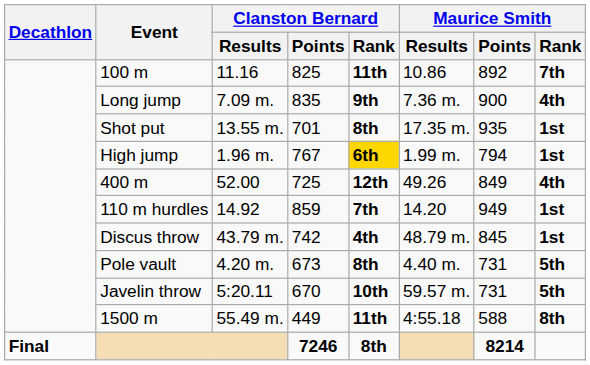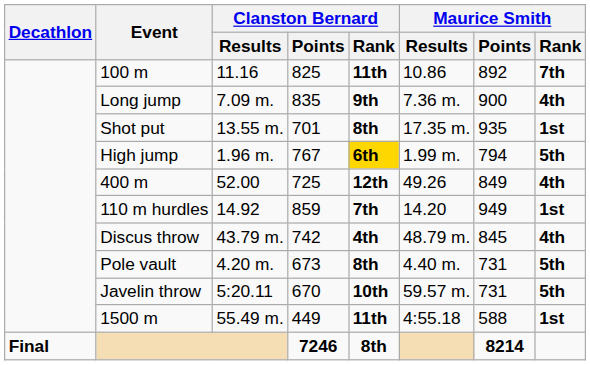(552, 155) 1st -> (552, 155) 5th
(552, 237) 1st -> (552, 237) 4th
(552, 319) 8th -> (552, 319) 1st
